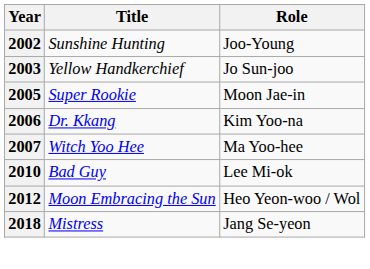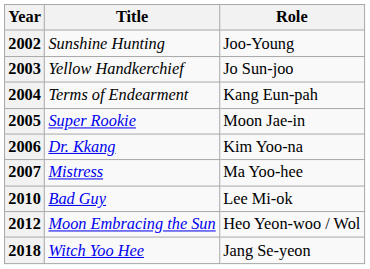+ row: (25, 95)
(96, 146) Witch Yoo Hee -> (76, 172) Mistress
(76, 224) Mistress -> (96, 250) Witch Yoo Hee
